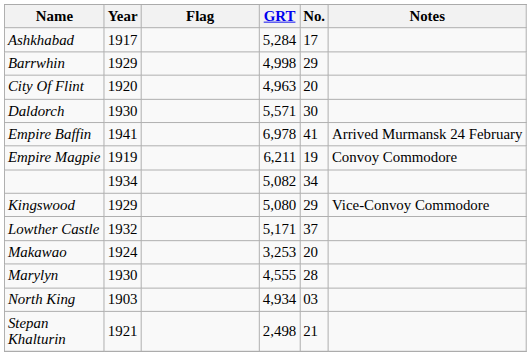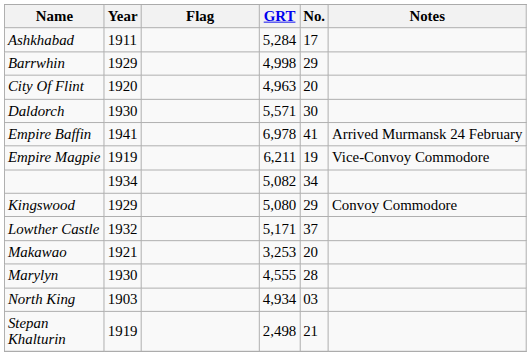(123, 39) 1917 -> (122, 39) 1911
(395, 157) Convoy Commodore -> (411, 157) Vice-Convoy Commodore
(411, 205) Vice-Convoy Commodore -> (395, 205) Convoy Commodore
(123, 252) 1924 -> (123, 252) 1921
(123, 331) 1921 -> (123, 331) 1919
